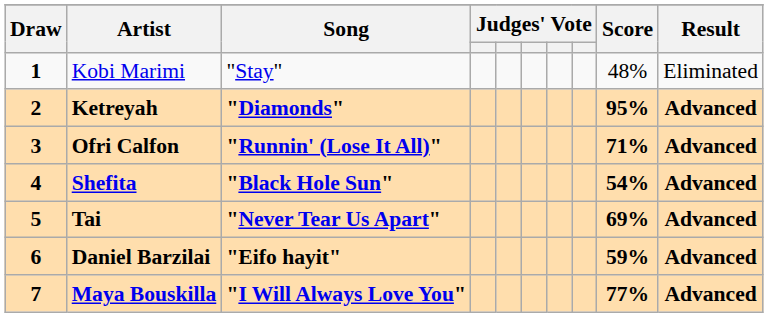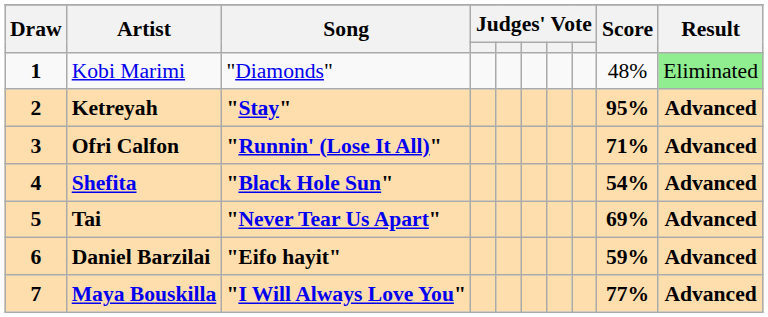(254, 71) "Stay" -> (280, 71) "Diamonds"
(711, 71) no background -> (711, 71) lightgreen background
(285, 108) "Diamonds" -> (259, 108) "Stay"
